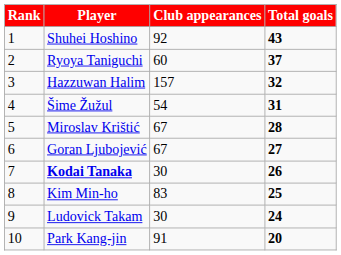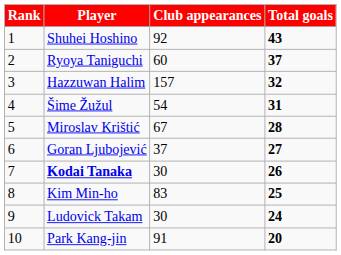(160, 149) 67 -> (160, 149) 37
